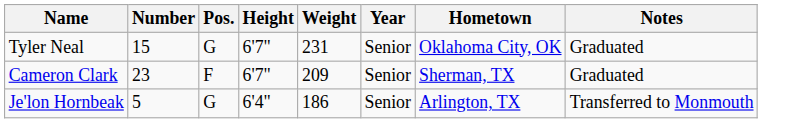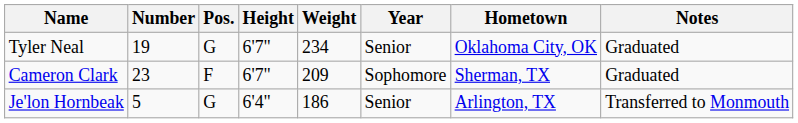(141, 46) 15 -> (141, 46) 19
(315, 46) 231 -> (315, 46) 234
(388, 74) Senior -> (405, 74) Sophomore
